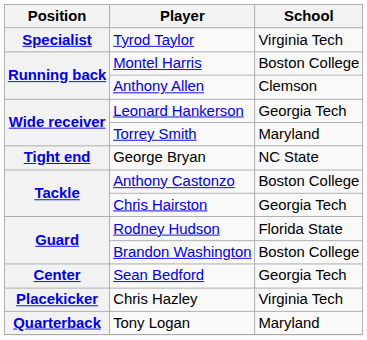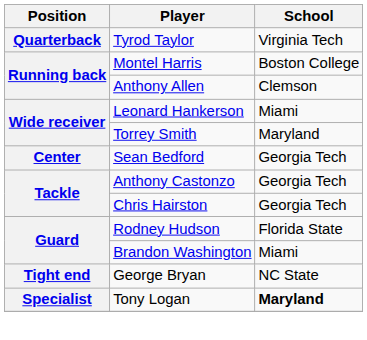(57, 39) Specialist -> (57, 39) Quarterback
(303, 110) Georgia Tech -> (278, 110) Miami
rows swapped: (159, 157) <-> (159, 275)
(309, 181) Boston College -> (303, 181) Georgia Tech
(309, 252) Boston College -> (278, 252) Miami
- row: (155, 299)
(57, 323) Quarterback -> (57, 299) Specialist
(289, 323) normal -> (291, 299) bold
